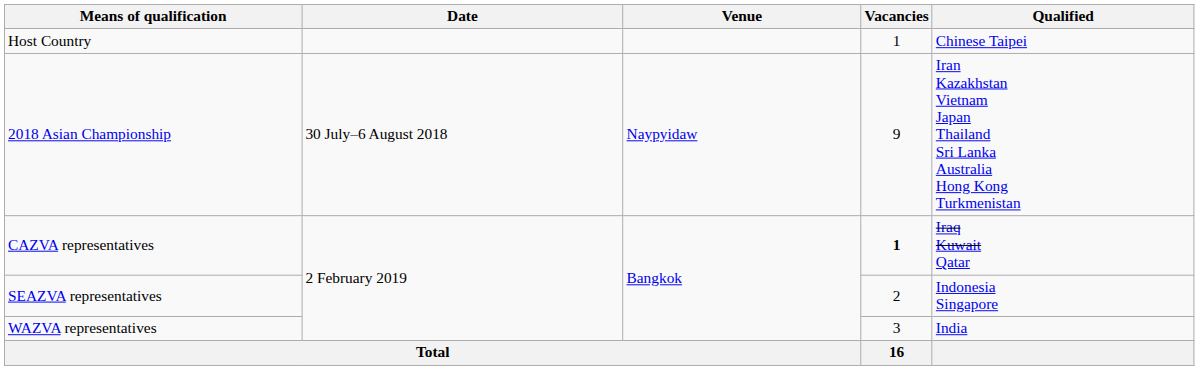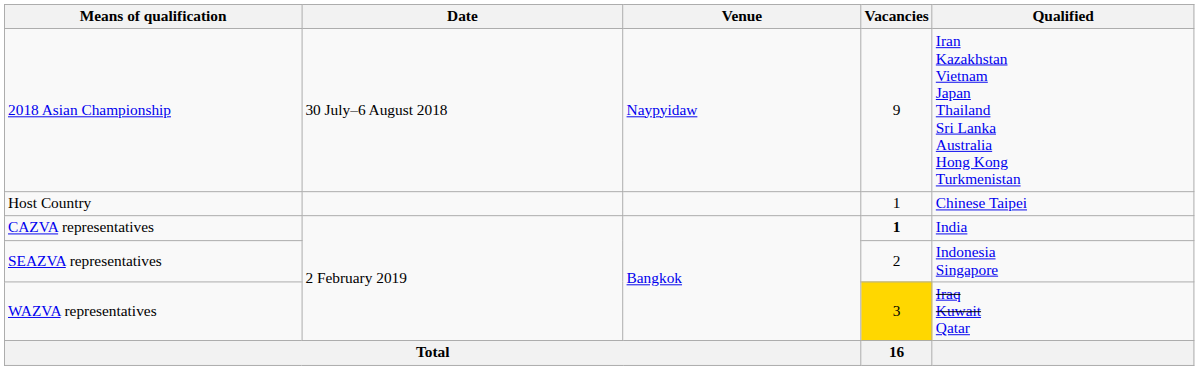rows swapped: (50, 41) <-> (90, 134)
(958, 245) Iraq Kuwait Qatar -> (952, 227) India
(897, 328) no background -> (897, 311) gold background
(952, 328) India -> (958, 311) Iraq Kuwait Qatar
